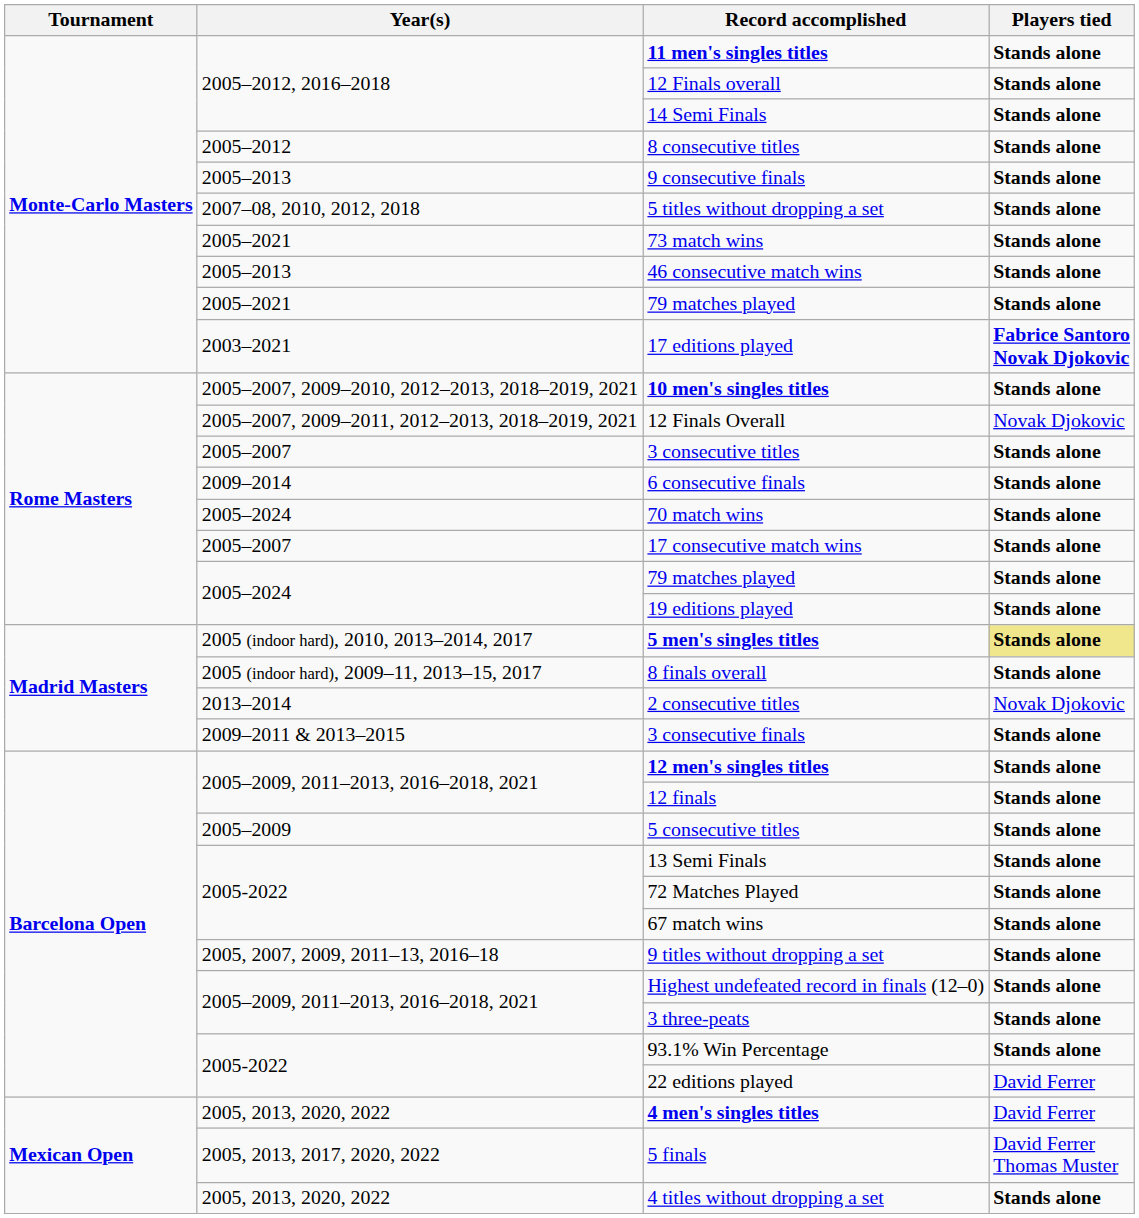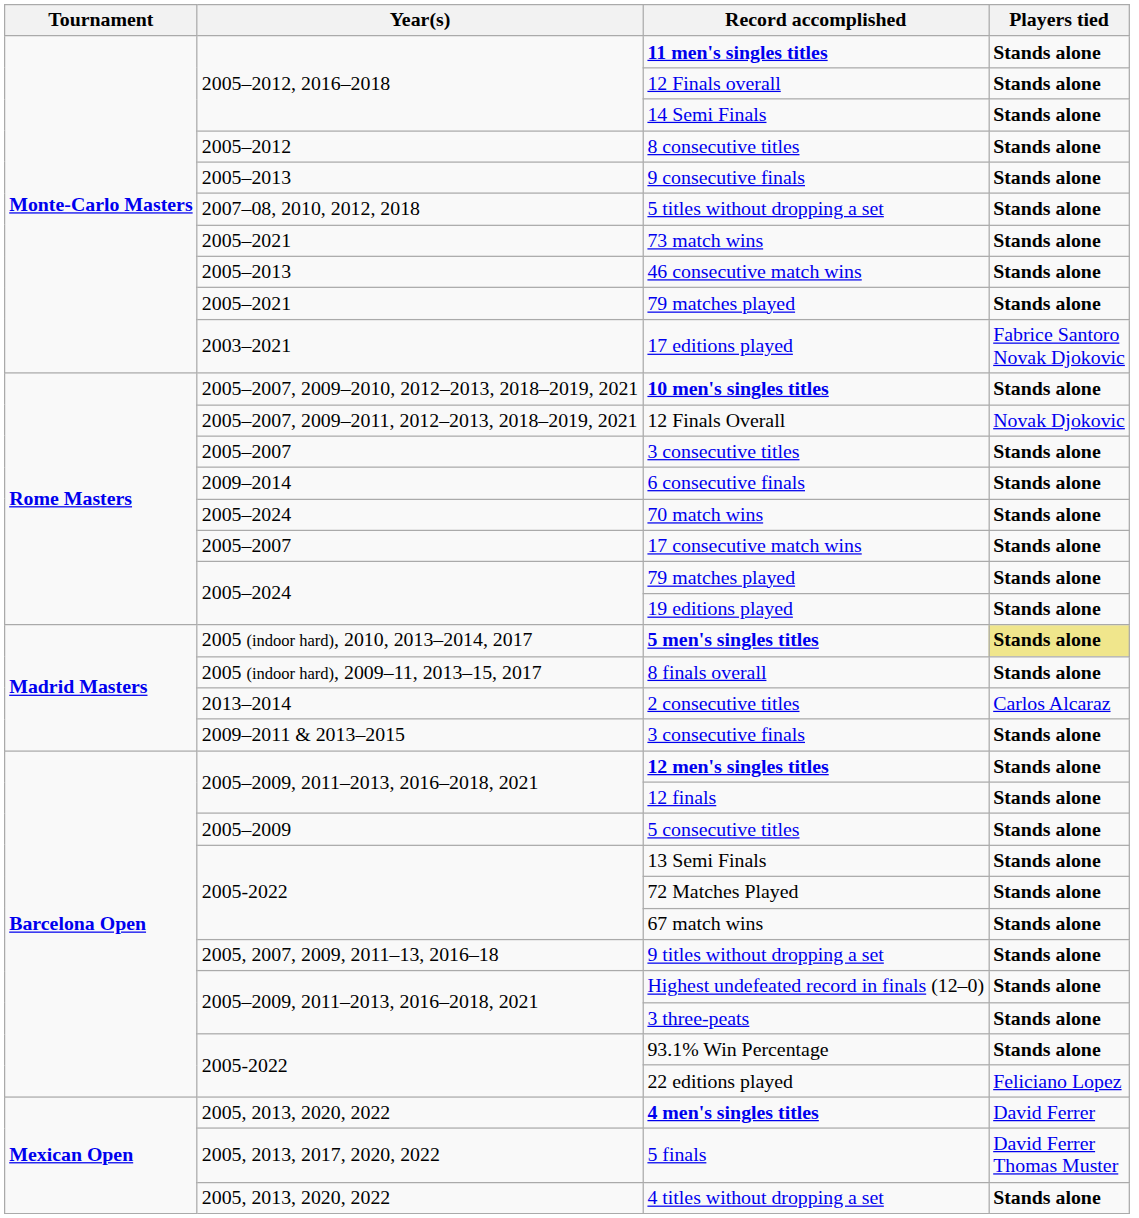(1062, 346) bold -> (1059, 346) normal
(1059, 703) Novak Djokovic -> (1052, 703) Carlos Alcaraz
(1044, 1080) David Ferrer -> (1057, 1080) Feliciano Lopez
